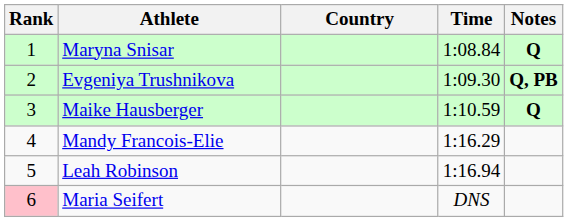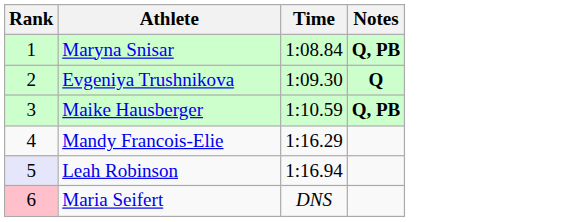- column: (360, 19)
(533, 49) Q -> (376, 49) Q, PB
(533, 79) Q, PB -> (376, 79) Q
(533, 110) Q -> (376, 110) Q, PB
(31, 170) no background -> (31, 170) lavender background
